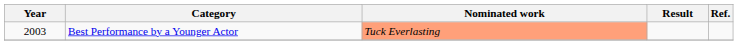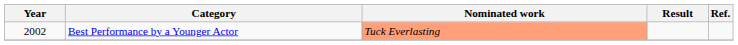(35, 31) 2003 -> (35, 31) 2002
